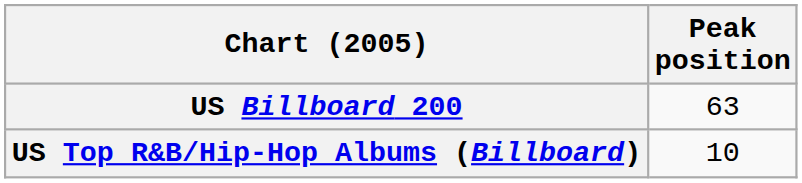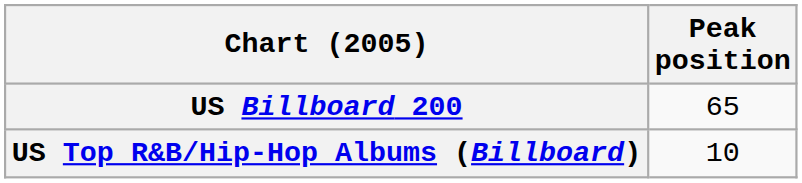(723, 107) 63 -> (723, 107) 65
